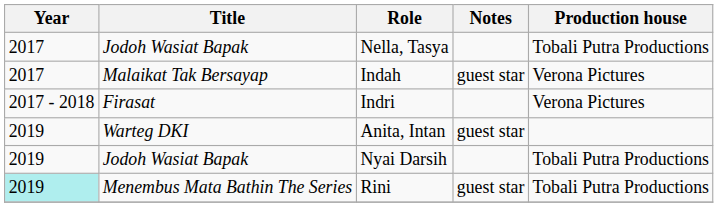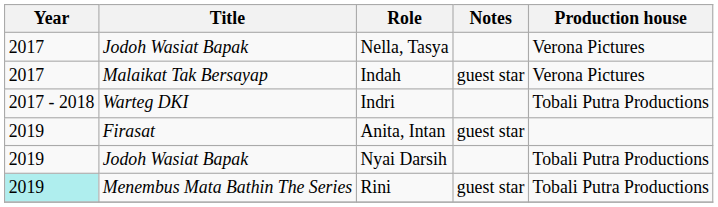(621, 46) Tobali Putra Productions -> (589, 46) Verona Pictures
(129, 103) Firasat -> (146, 103) Warteg DKI
(589, 103) Verona Pictures -> (621, 103) Tobali Putra Productions
(146, 131) Warteg DKI -> (129, 131) Firasat
